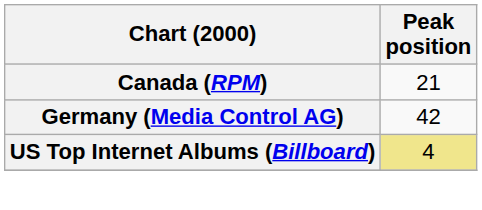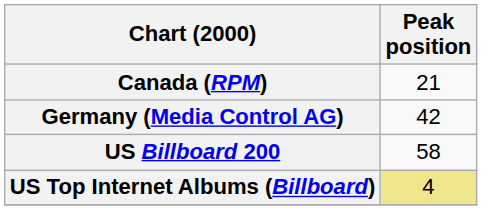+ row: (193, 151)
